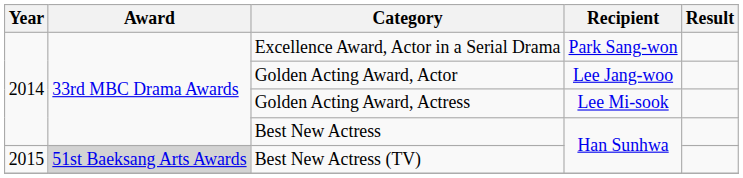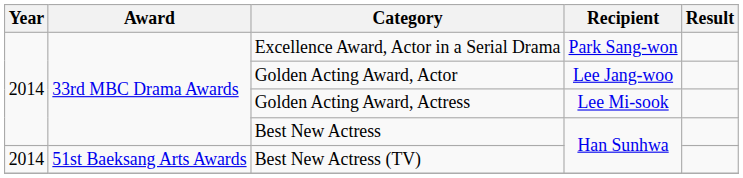(26, 159) 2015 -> (26, 159) 2014
(149, 159) lightgrey background -> (149, 159) no background
